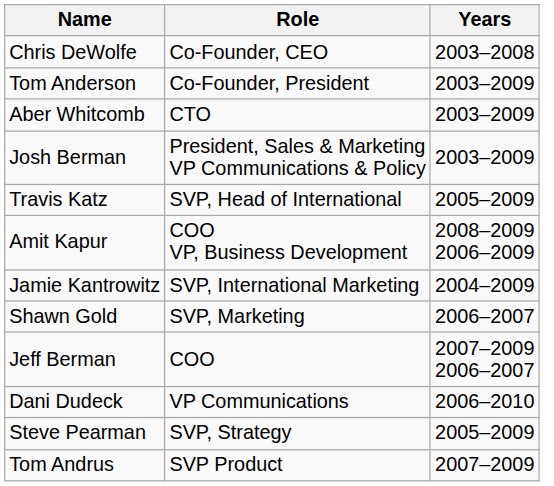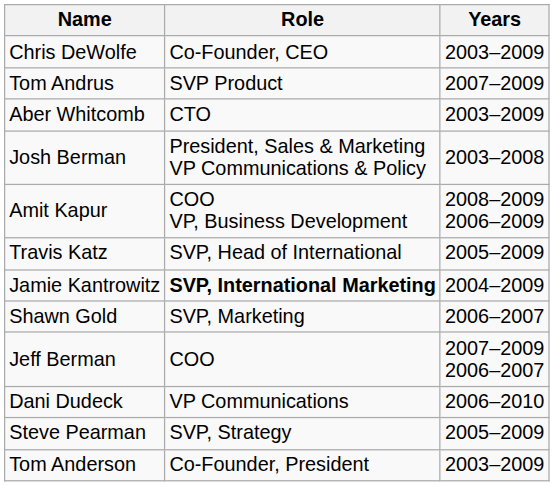(485, 51) 2003–2008 -> (495, 51) 2003–2009
rows swapped: (73, 83) <-> (62, 464)
(485, 157) 2003–2009 -> (495, 157) 2003–2008
rows swapped: (58, 199) <-> (58, 242)
(294, 285) normal -> (303, 285) bold
